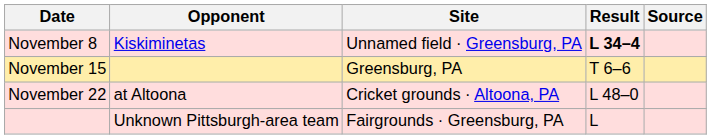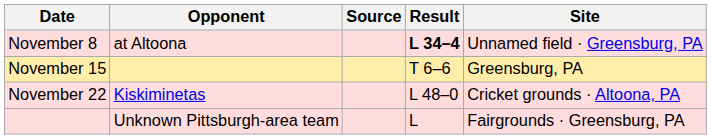columns swapped: (464, 17) <-> (675, 17)
(160, 43) Kiskiminetas -> (150, 43) at Altoona
(150, 95) at Altoona -> (160, 95) Kiskiminetas
